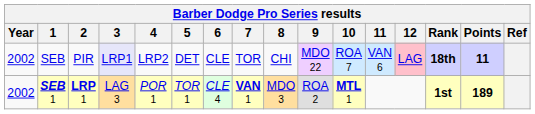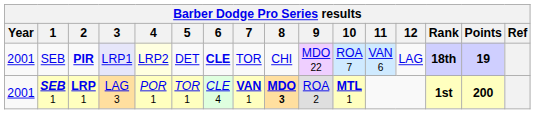(21, 59) 2002 -> (21, 59) 2001
(84, 59) normal -> (84, 59) bold
(153, 59) no background -> (153, 59) lightyellow background
(218, 59) normal -> (218, 59) bold
(410, 59) pink background -> (411, 59) no background
(483, 59) 11 -> (483, 59) 19
(21, 92) 2002 -> (21, 92) 2001
(281, 91) normal -> (282, 92) bold
(483, 92) 189 -> (483, 92) 200
